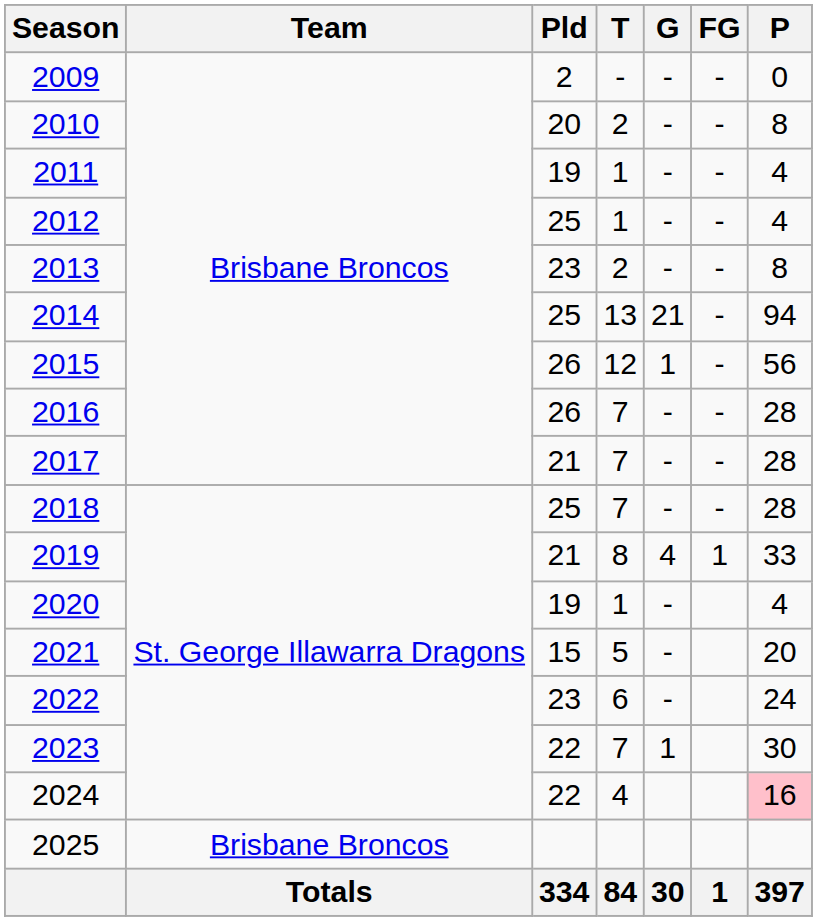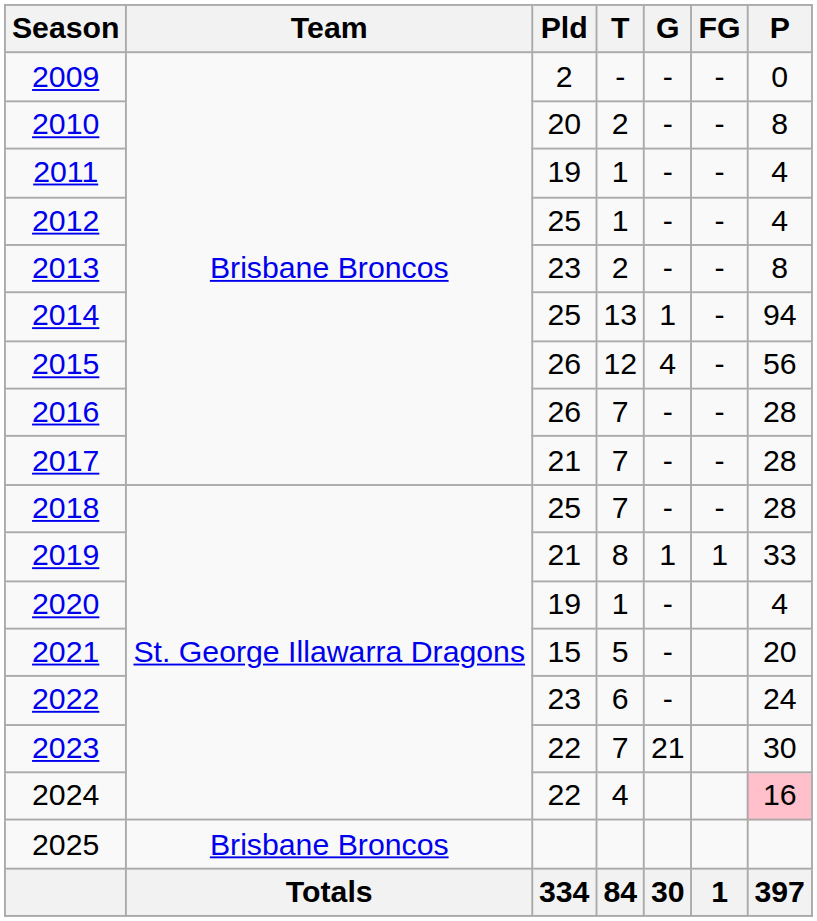(668, 316) 21 -> (668, 316) 1
(668, 364) 1 -> (668, 364) 4
(668, 556) 4 -> (668, 556) 1
(668, 747) 1 -> (668, 747) 21
